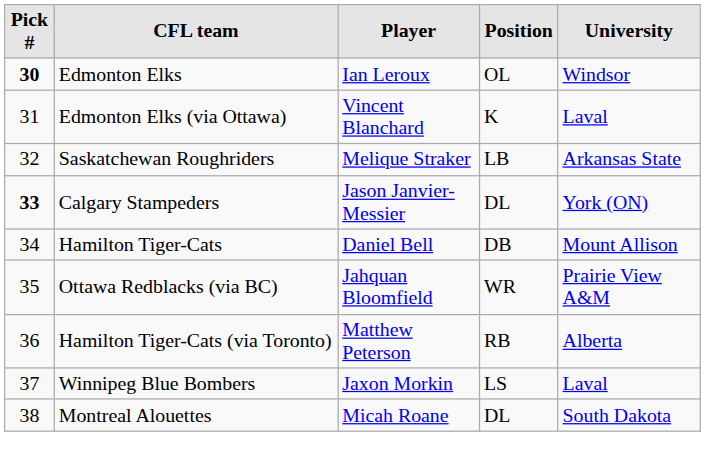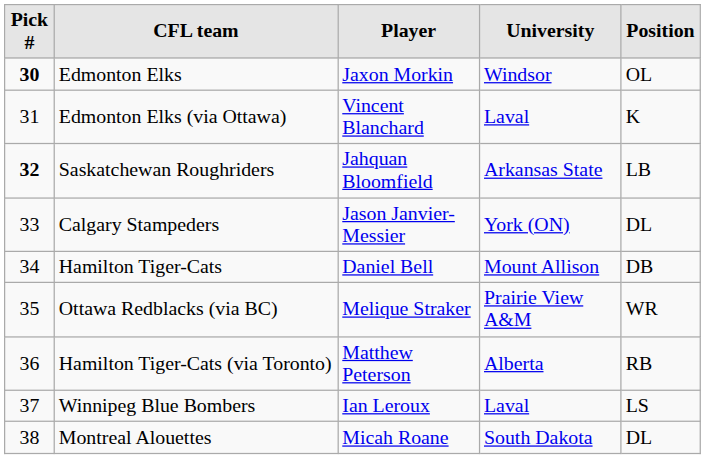columns swapped: (519, 31) <-> (629, 31)
(386, 74) Ian Leroux -> (398, 74) Jaxon Morkin
(29, 159) normal -> (29, 170) bold
(406, 159) Melique Straker -> (387, 170) Jahquan Bloomfield
(29, 201) bold -> (29, 224) normal
(387, 287) Jahquan Bloomfield -> (406, 309) Melique Straker
(398, 383) Jaxon Morkin -> (386, 405) Ian Leroux
